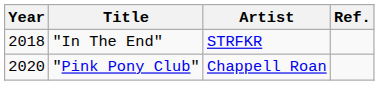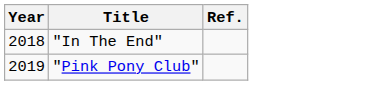- column: (267, 17)
(27, 67) 2020 -> (27, 67) 2019
